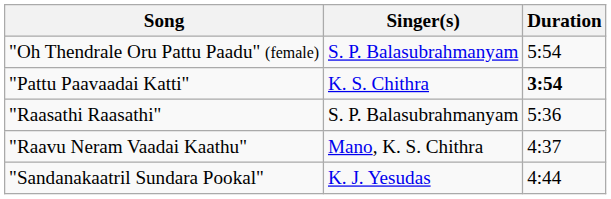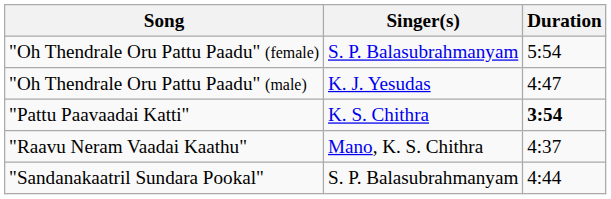+ row: (158, 83)
- row: (85, 115)
(379, 178) K. J. Yesudas -> (423, 178) S. P. Balasubrahmanyam
